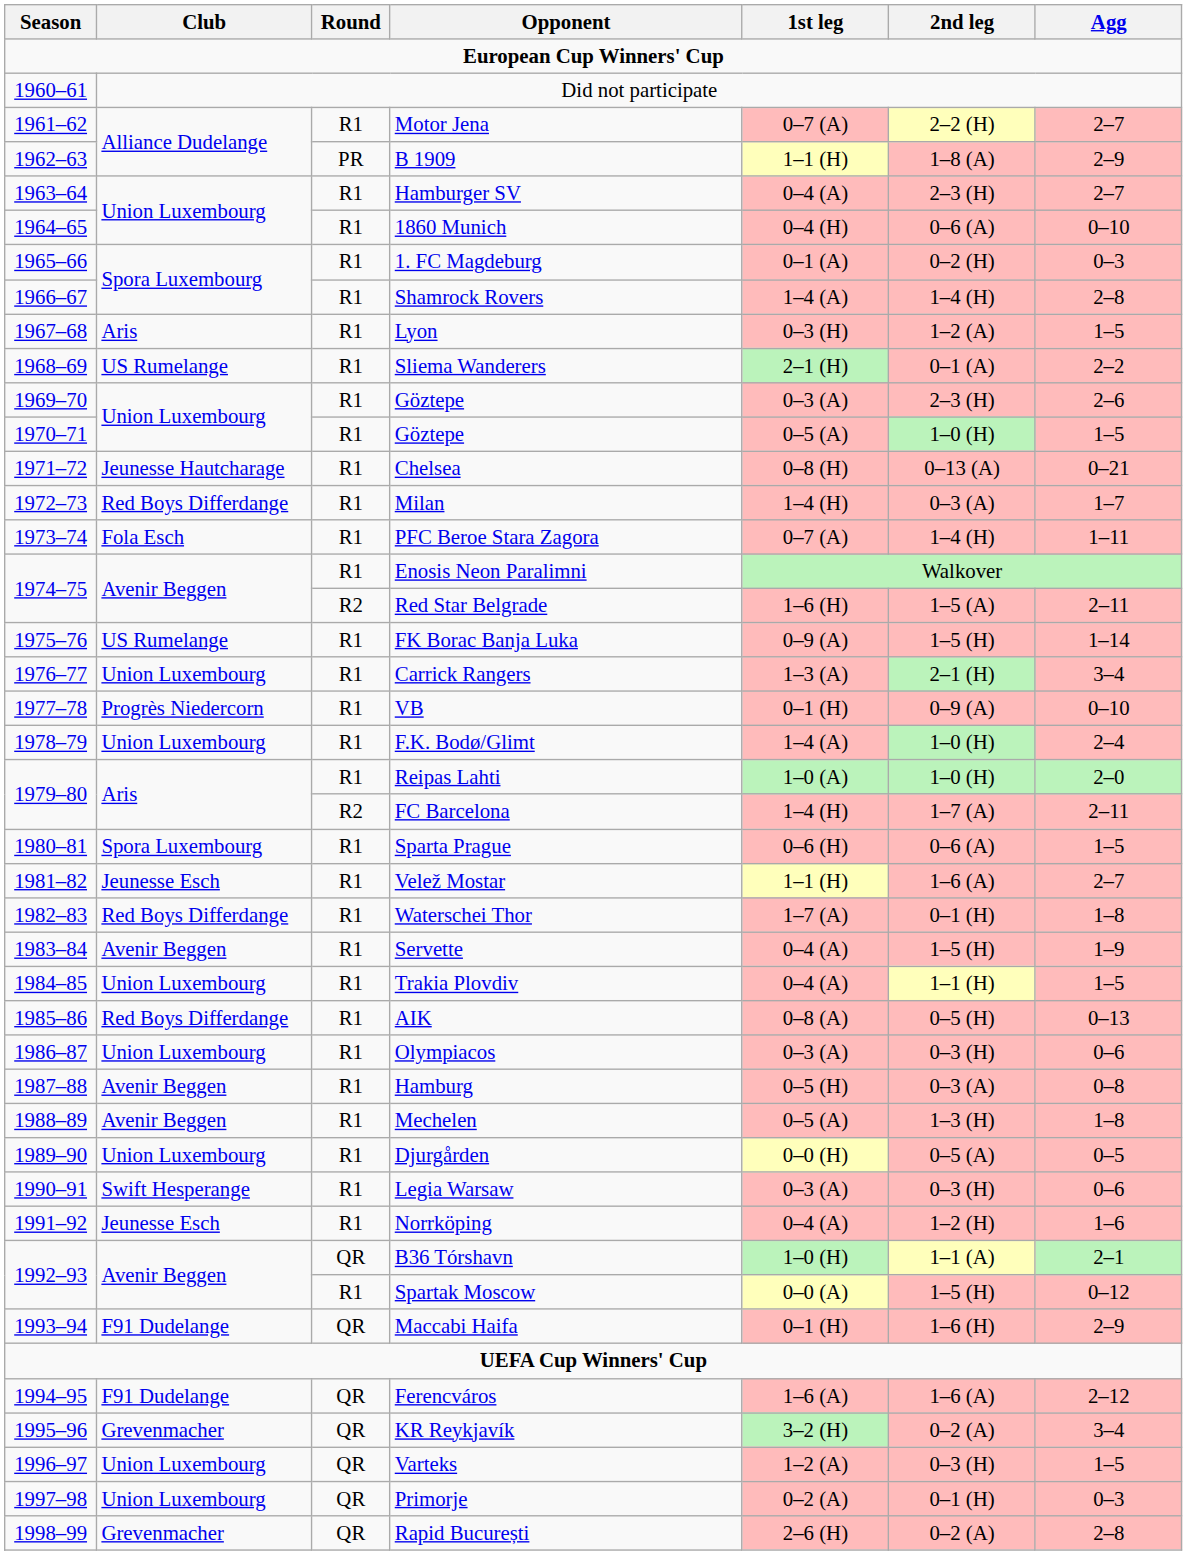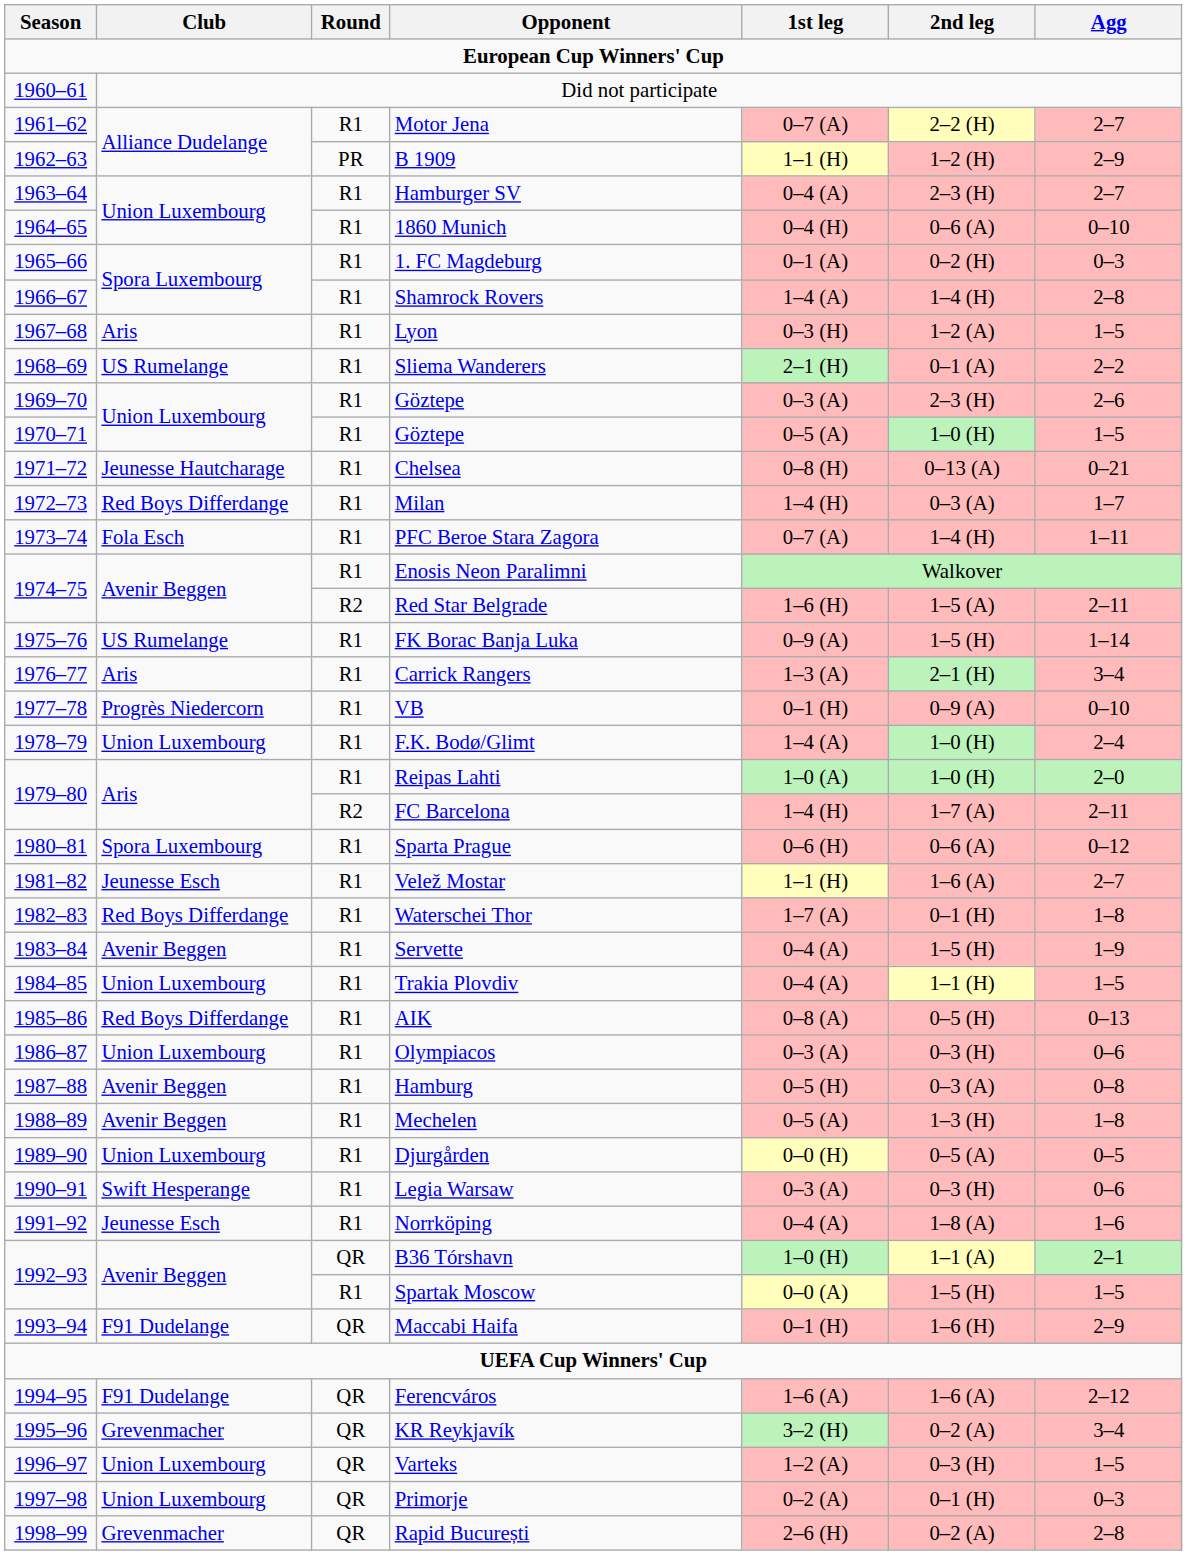(962, 159) 1–8 (A) -> (962, 159) 1–2 (H)
(184, 674) Union Luxembourg -> (119, 674) Aris
(1109, 845) 1–5 -> (1109, 845) 0–12
(962, 1223) 1–2 (H) -> (962, 1223) 1–8 (A)
(1109, 1292) 0–12 -> (1109, 1292) 1–5
